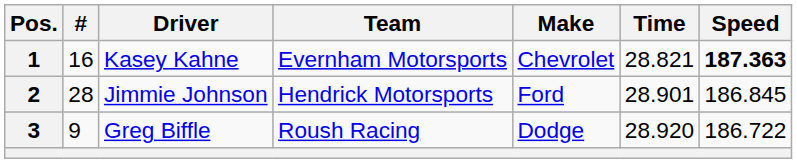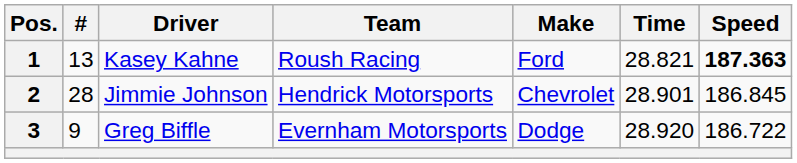(81, 59) 16 -> (81, 59) 13
(393, 59) Evernham Motorsports -> (349, 59) Roush Racing
(566, 59) Chevrolet -> (541, 59) Ford
(541, 95) Ford -> (566, 95) Chevrolet
(349, 130) Roush Racing -> (393, 130) Evernham Motorsports
